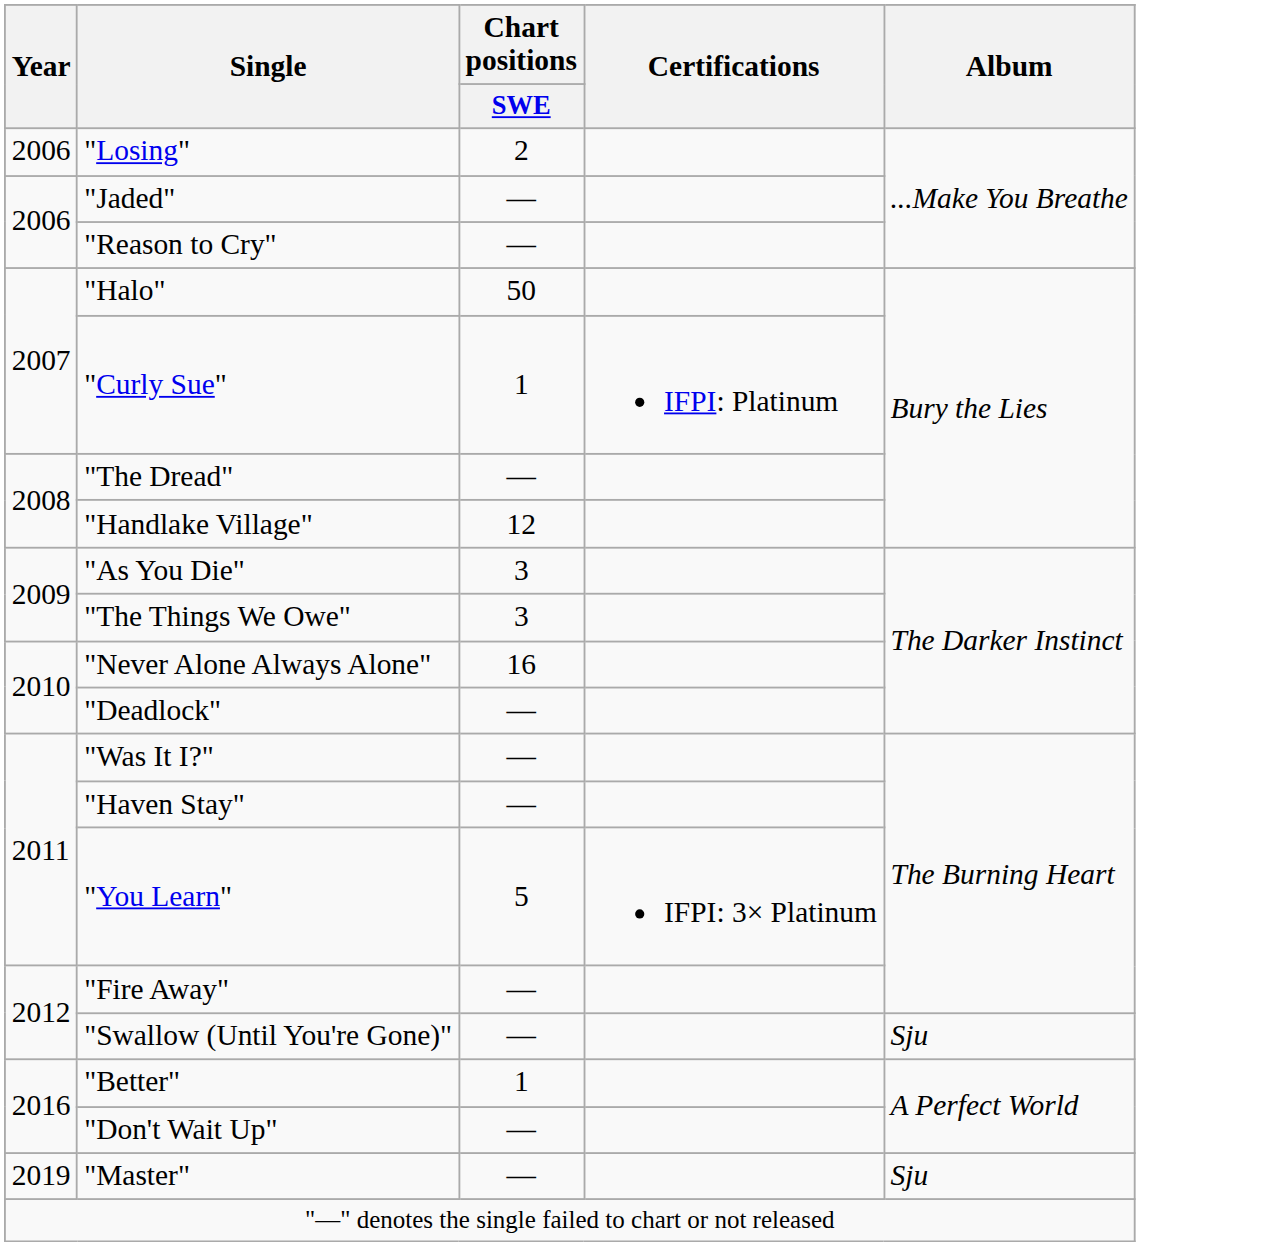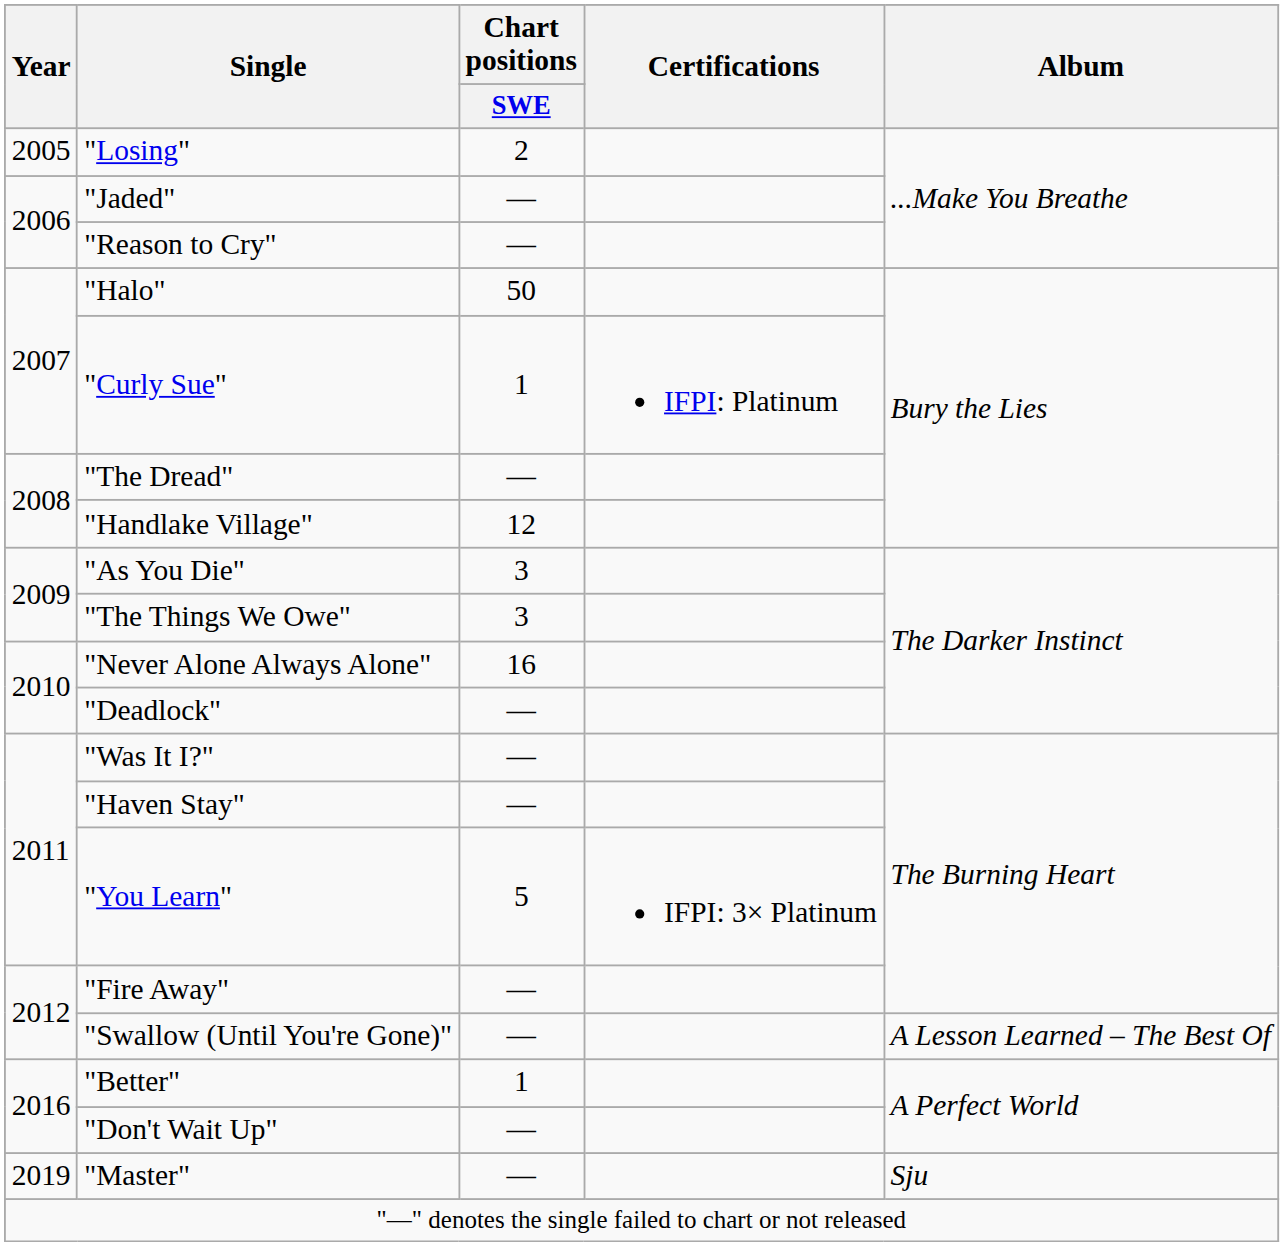(41, 151) 2006 -> (41, 151) 2005
(909, 1035) Sju -> (1081, 1035) A Lesson Learned – The Best Of
